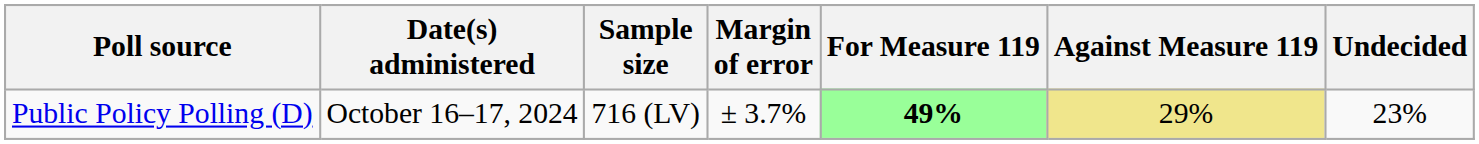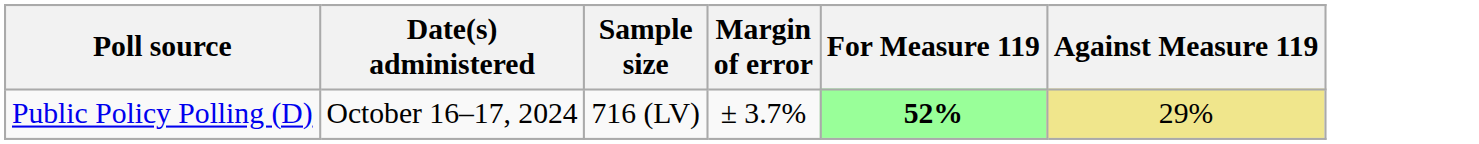- column: (1400, 46)
(933, 113) 49% -> (933, 113) 52%
